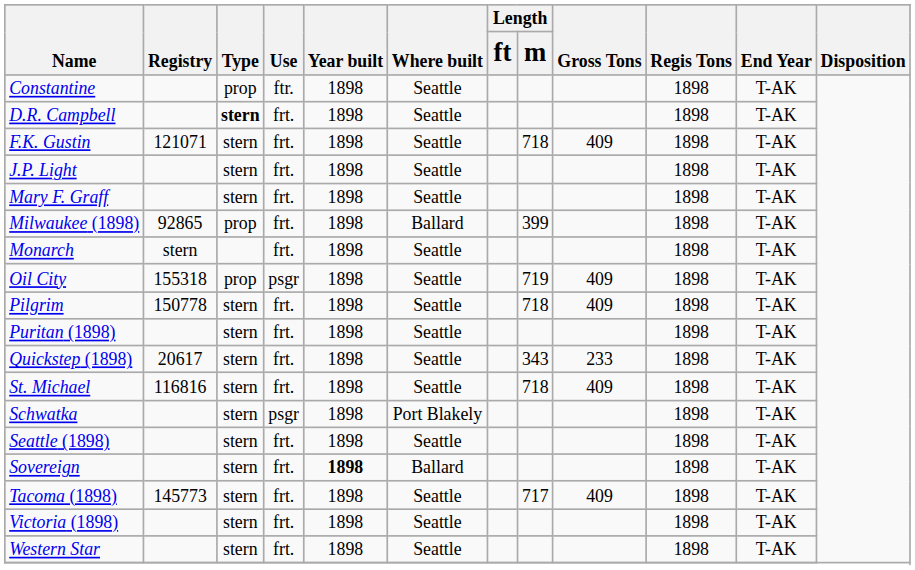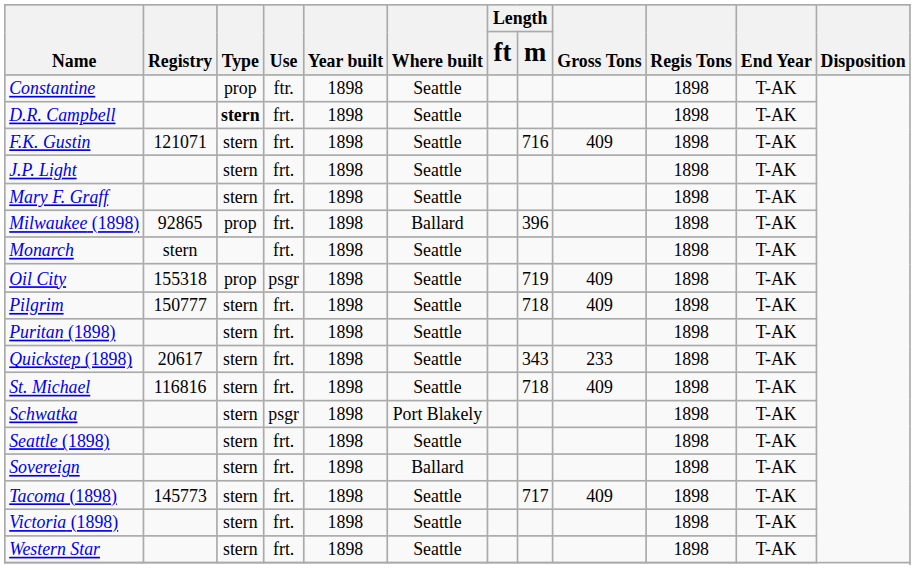(535, 142) 718 -> (535, 142) 716
(535, 224) 399 -> (535, 224) 396
(180, 305) 150778 -> (180, 305) 150777
(345, 468) bold -> (345, 468) normal
